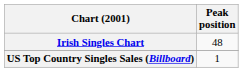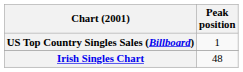rows swapped: (100, 42) <-> (100, 59)
